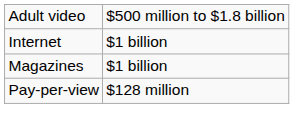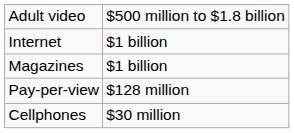+ row: (47, 115)
